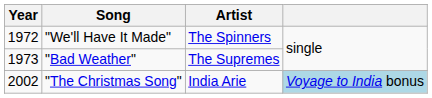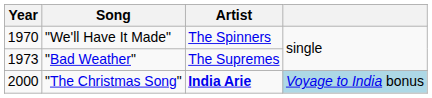(23, 37) 1972 -> (23, 37) 1970
(23, 81) 2002 -> (23, 81) 2000
(217, 81) normal -> (220, 81) bold
